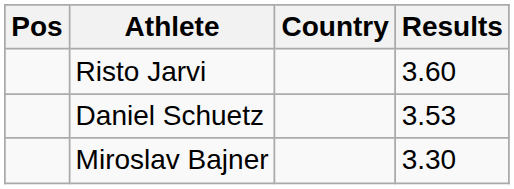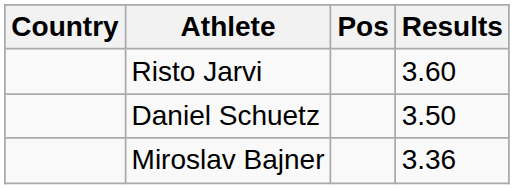columns swapped: (37, 26) <-> (335, 26)
(429, 115) 3.53 -> (429, 115) 3.50
(429, 159) 3.30 -> (429, 159) 3.36
